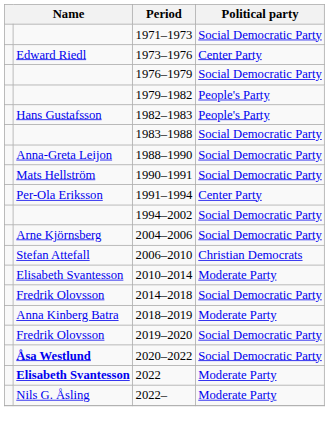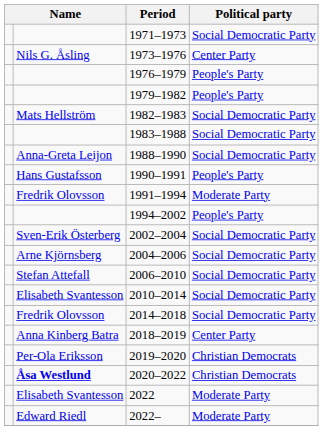(51, 54) Edward Riedl -> (53, 54) Nils G. Åsling
(260, 74) Social Democratic Party -> (228, 74) People's Party
(59, 114) Hans Gustafsson -> (56, 114) Mats Hellström
(234, 114) People's Party -> (254, 114) Social Democratic Party
(56, 174) Mats Hellström -> (59, 174) Hans Gustafsson
(260, 174) Social Democratic Party -> (228, 174) People's Party
(60, 194) Per-Ola Eriksson -> (60, 194) Fredrik Olovsson
(230, 194) Center Party -> (231, 194) Moderate Party
(260, 214) Social Democratic Party -> (228, 214) People's Party
+ row: (158, 235)
(250, 255) Christian Democrats -> (254, 275) Social Democratic Party
(237, 275) Moderate Party -> (254, 295) Social Democratic Party
(237, 315) Moderate Party -> (224, 335) Center Party
(60, 335) Fredrik Olovsson -> (60, 355) Per-Ola Eriksson
(260, 335) Social Democratic Party -> (244, 355) Christian Democrats
(260, 355) Social Democratic Party -> (244, 375) Christian Democrats
(73, 375) bold -> (70, 395) normal
(53, 395) Nils G. Åsling -> (51, 415) Edward Riedl
